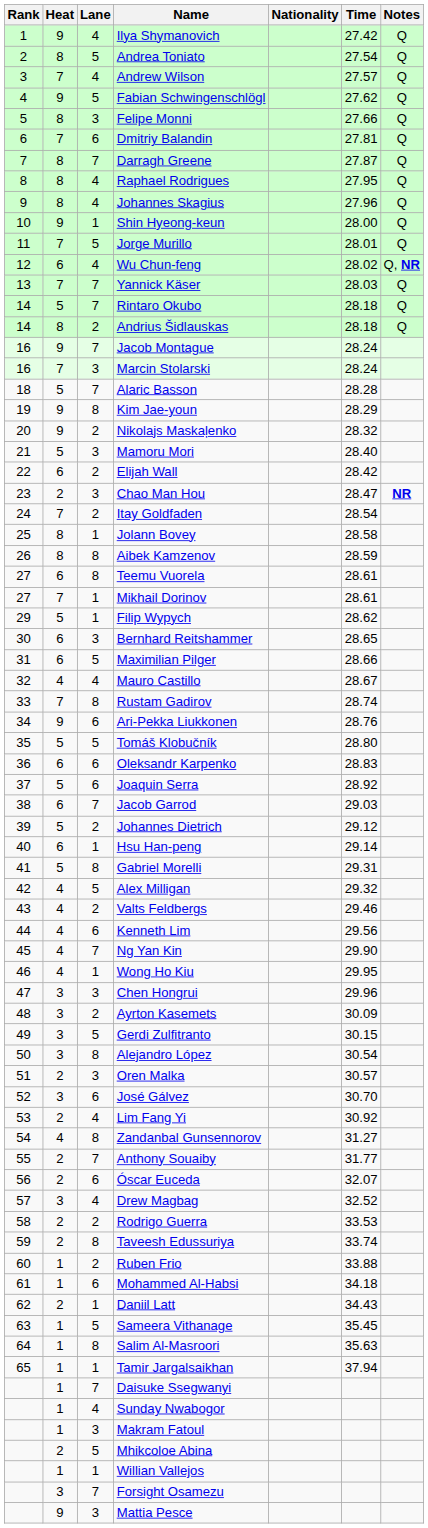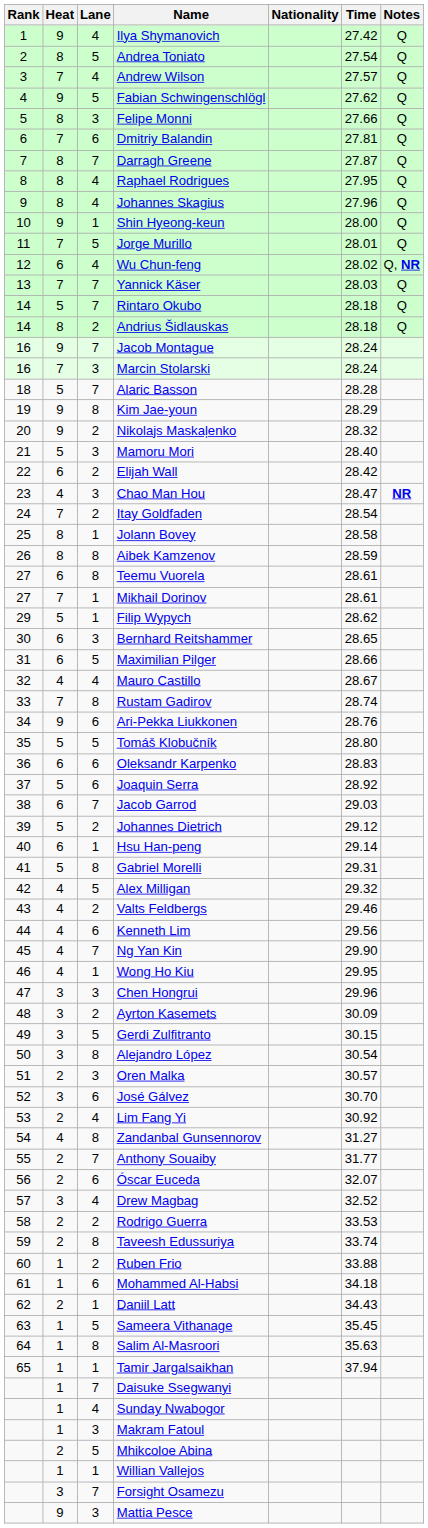(60, 493) 2 -> (60, 493) 4
